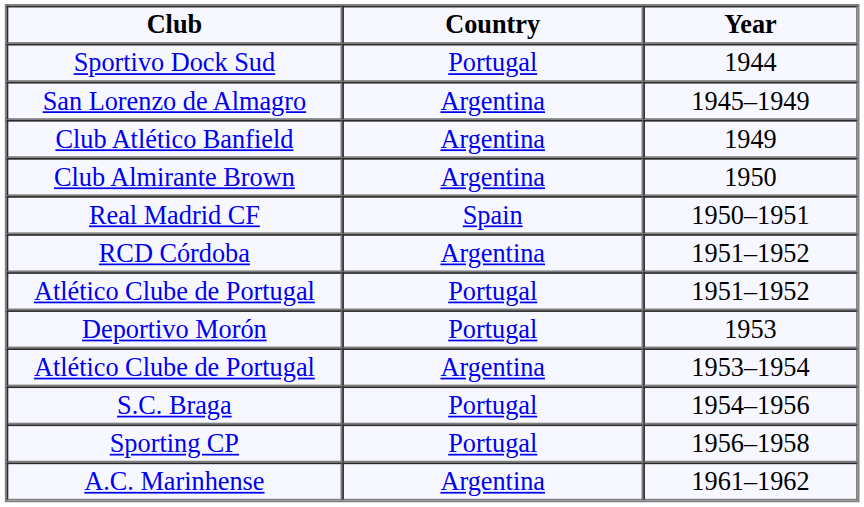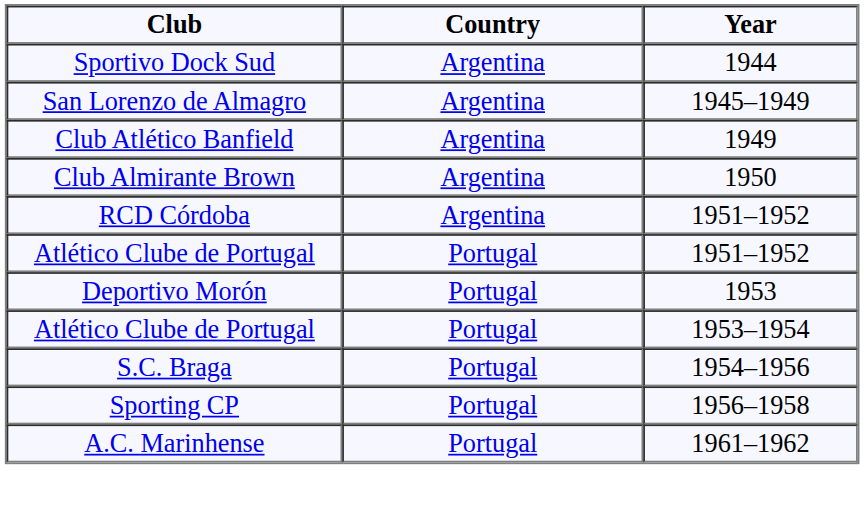(493, 62) Portugal -> (493, 62) Argentina
- row: (174, 214)
(493, 366) Argentina -> (493, 328) Portugal
(493, 481) Argentina -> (493, 443) Portugal
